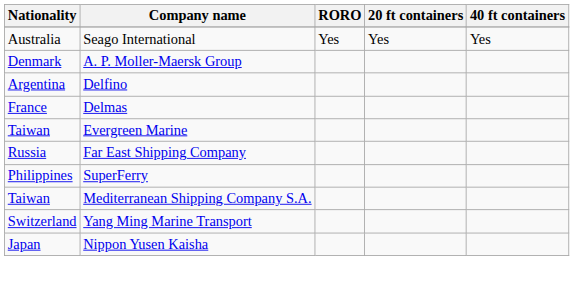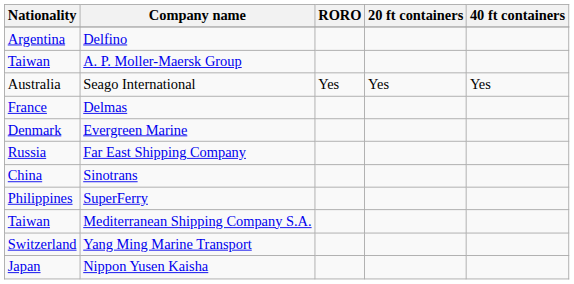rows swapped: (139, 38) <-> (105, 84)
(35, 61) Denmark -> (29, 61) Taiwan
(29, 130) Taiwan -> (35, 130) Denmark
+ row: (110, 175)
